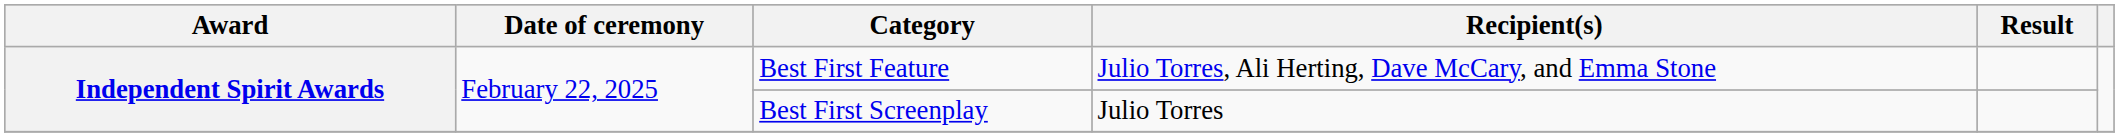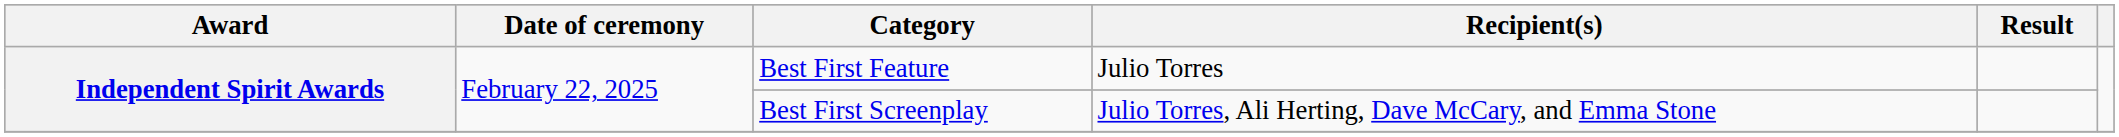(1407, 68) Julio Torres, Ali Herting, Dave McCary, and Emma Stone -> (1161, 68) Julio Torres
(1161, 110) Julio Torres -> (1407, 110) Julio Torres, Ali Herting, Dave McCary, and Emma Stone
